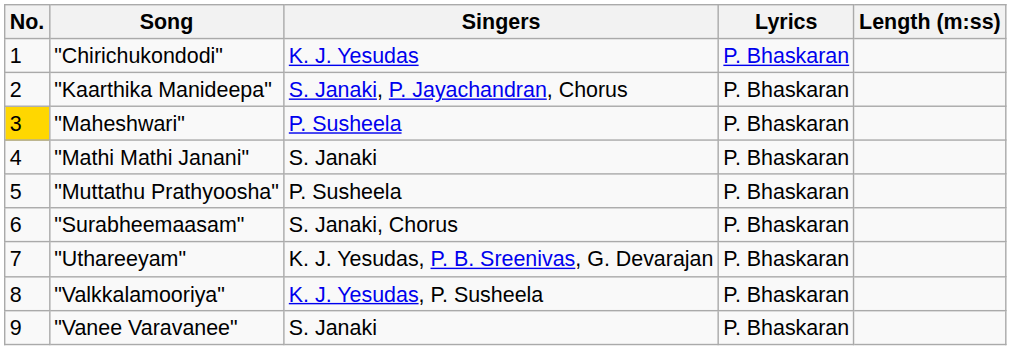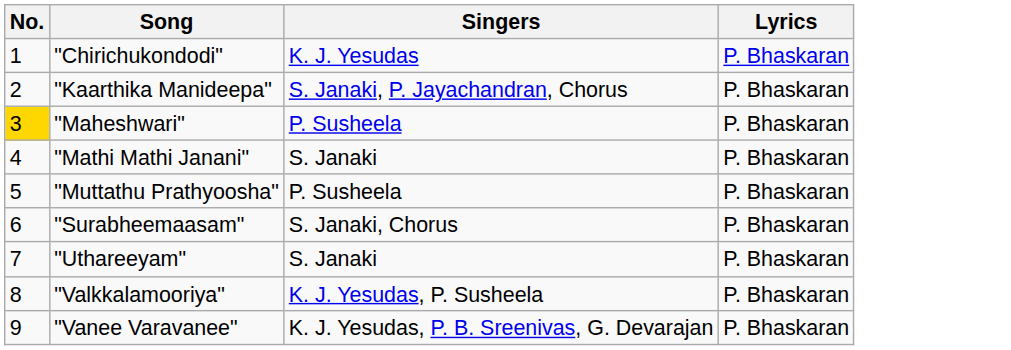- column: (930, 22)
(501, 259) K. J. Yesudas, P. B. Sreenivas, G. Devarajan -> (333, 259) S. Janaki
(333, 327) S. Janaki -> (501, 327) K. J. Yesudas, P. B. Sreenivas, G. Devarajan
